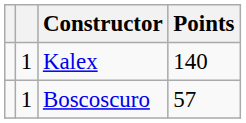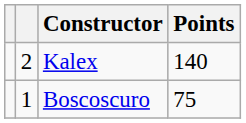(26, 61) 1 -> (26, 61) 2
(185, 99) 57 -> (185, 99) 75
